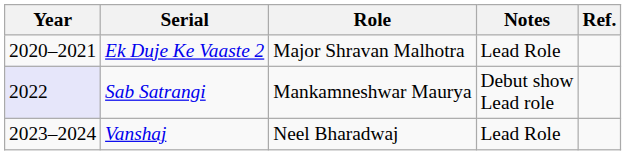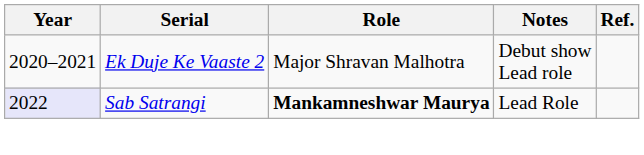(521, 50) Lead Role -> (545, 61) Debut show Lead role
(372, 92) normal -> (381, 103) bold
(527, 92) Debut show Lead role -> (539, 103) Lead Role
- row: (136, 133)
